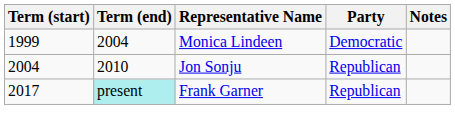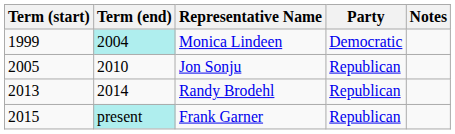(113, 41) no background -> (113, 41) paleturquoise background
(24, 66) 2004 -> (24, 66) 2005
+ row: (227, 91)
(24, 91) 2017 -> (24, 116) 2015
